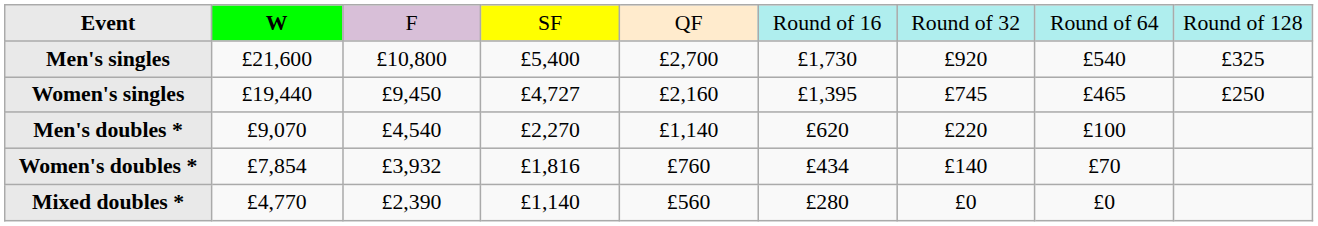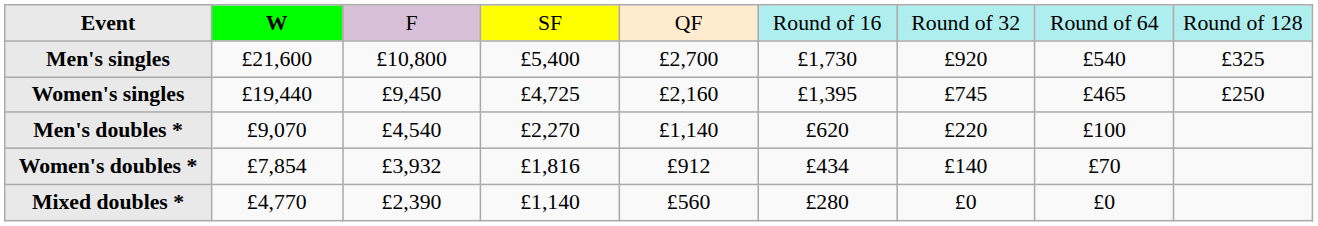(550, 94) £4,727 -> (550, 94) £4,725
(689, 166) £760 -> (689, 166) £912
